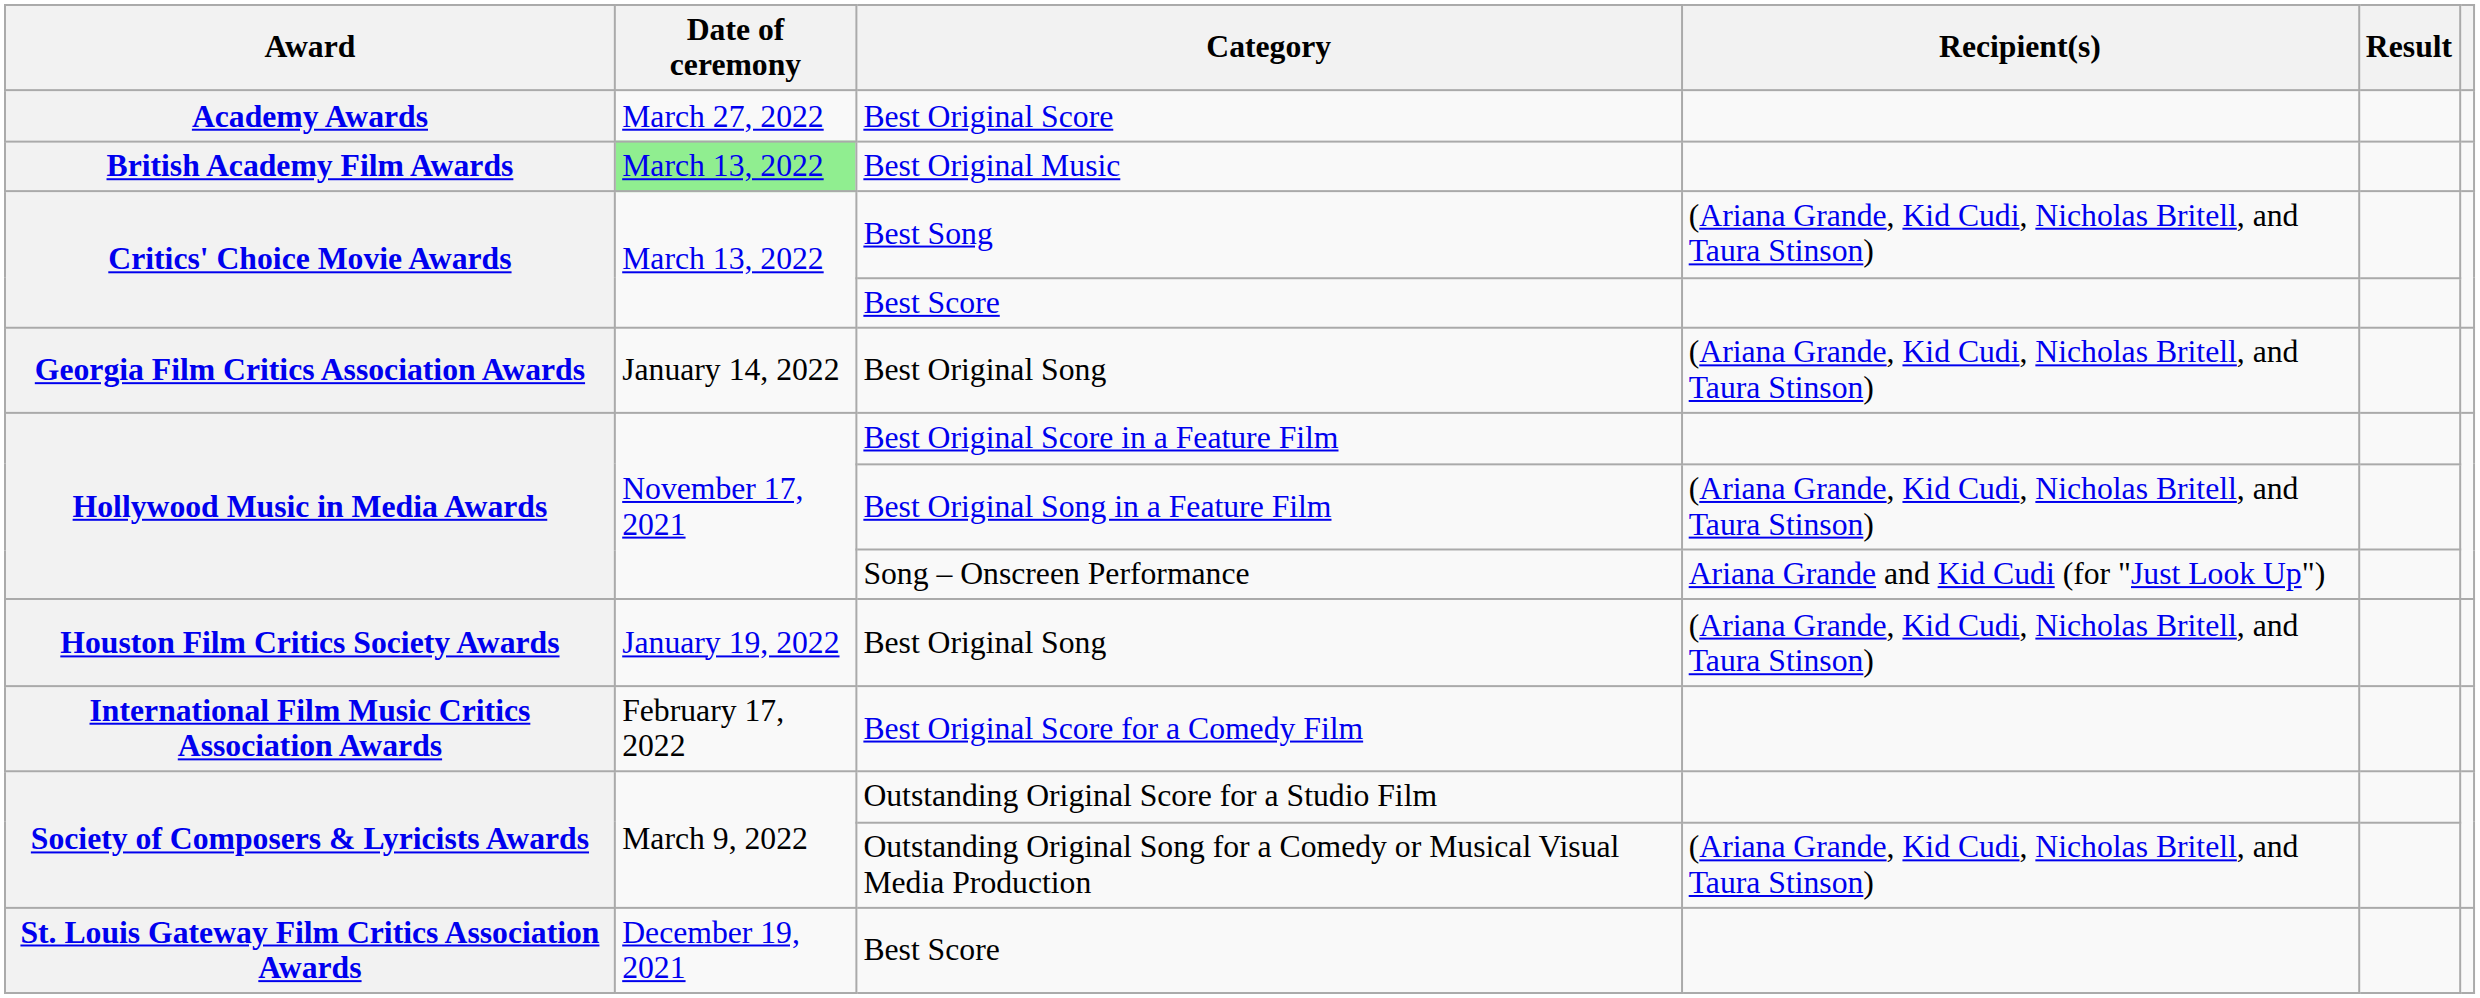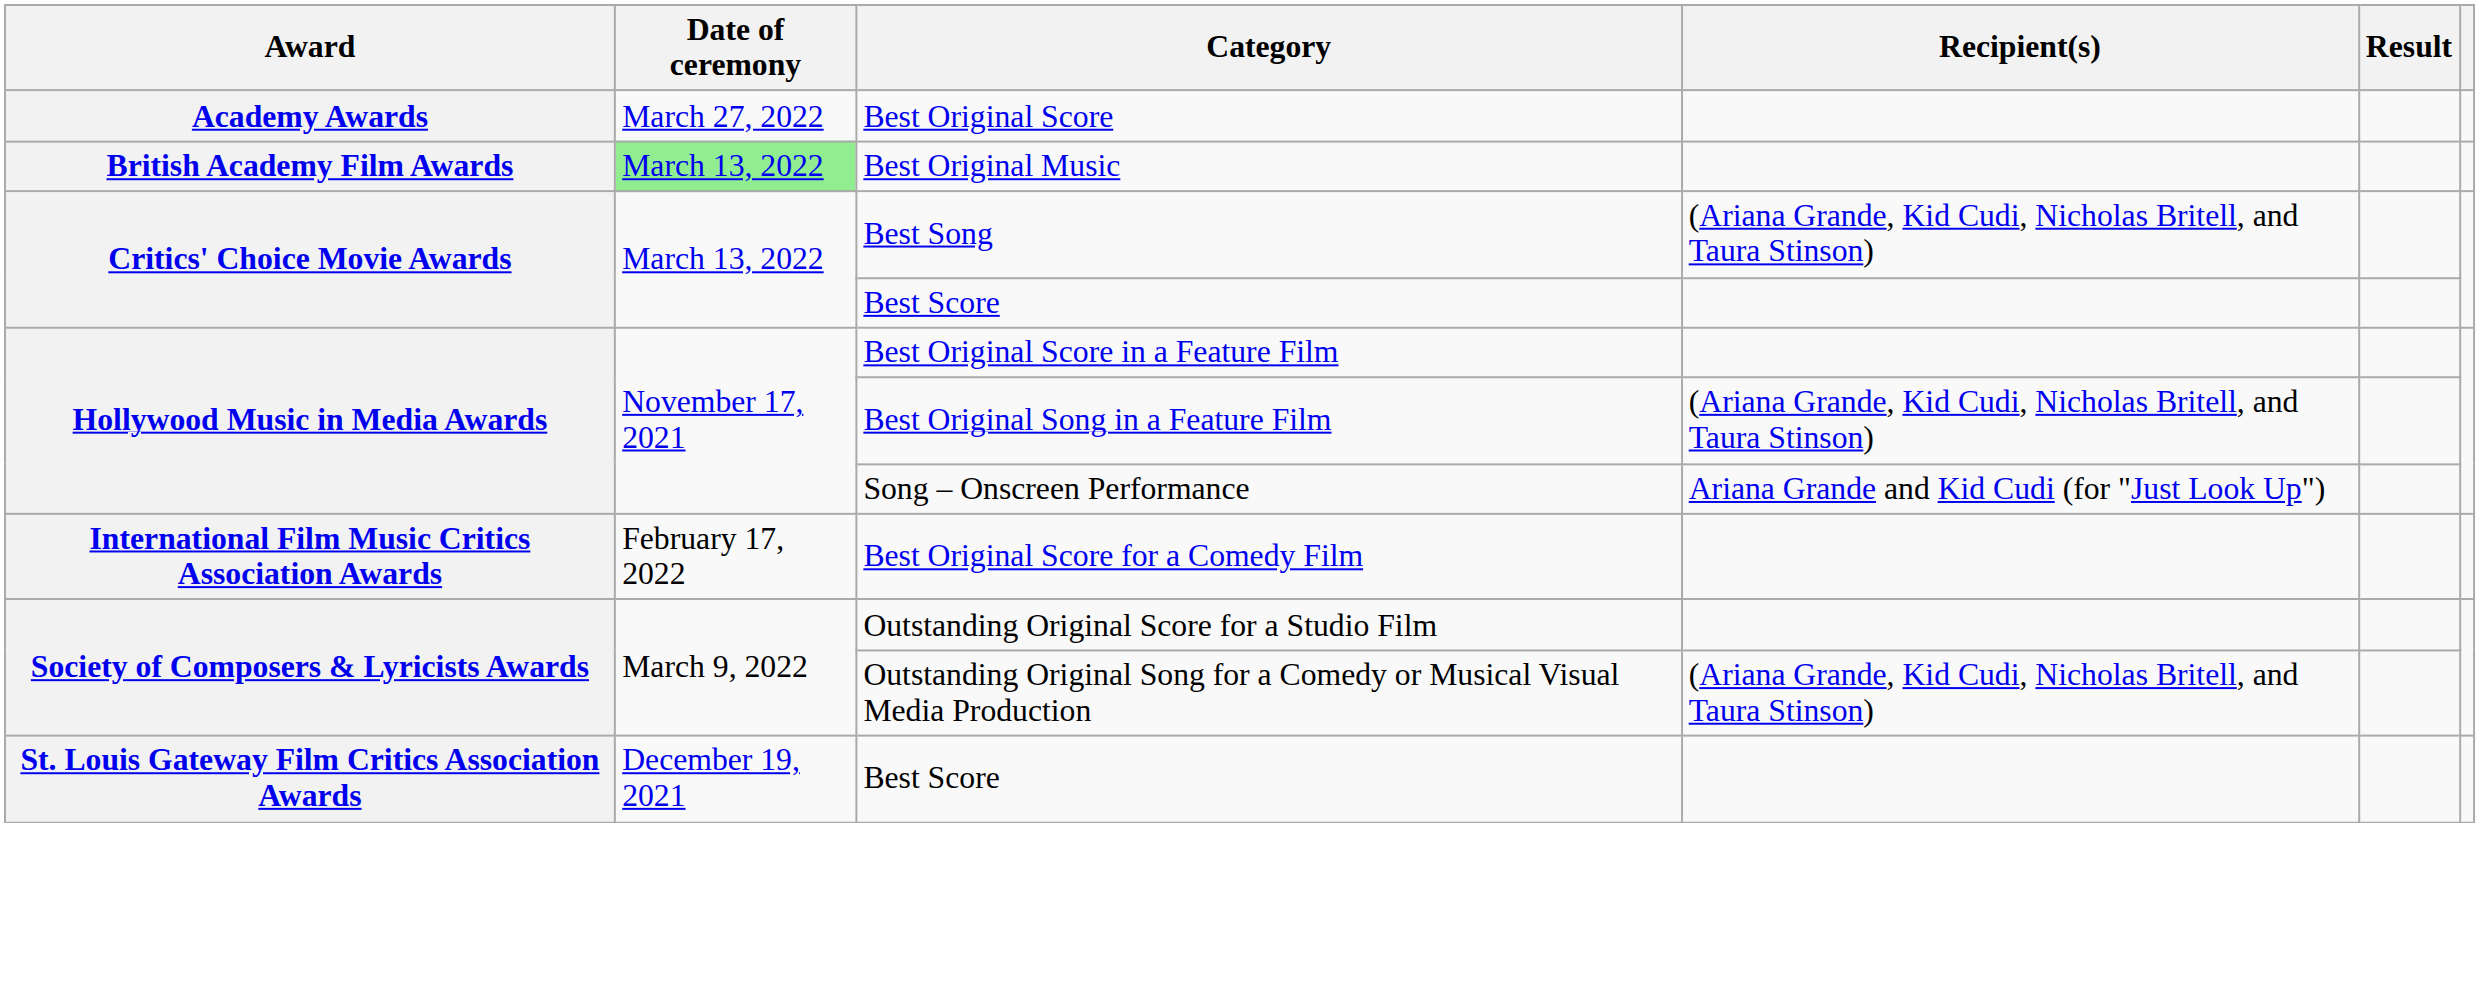- row: (310, 369)
- row: (310, 642)
